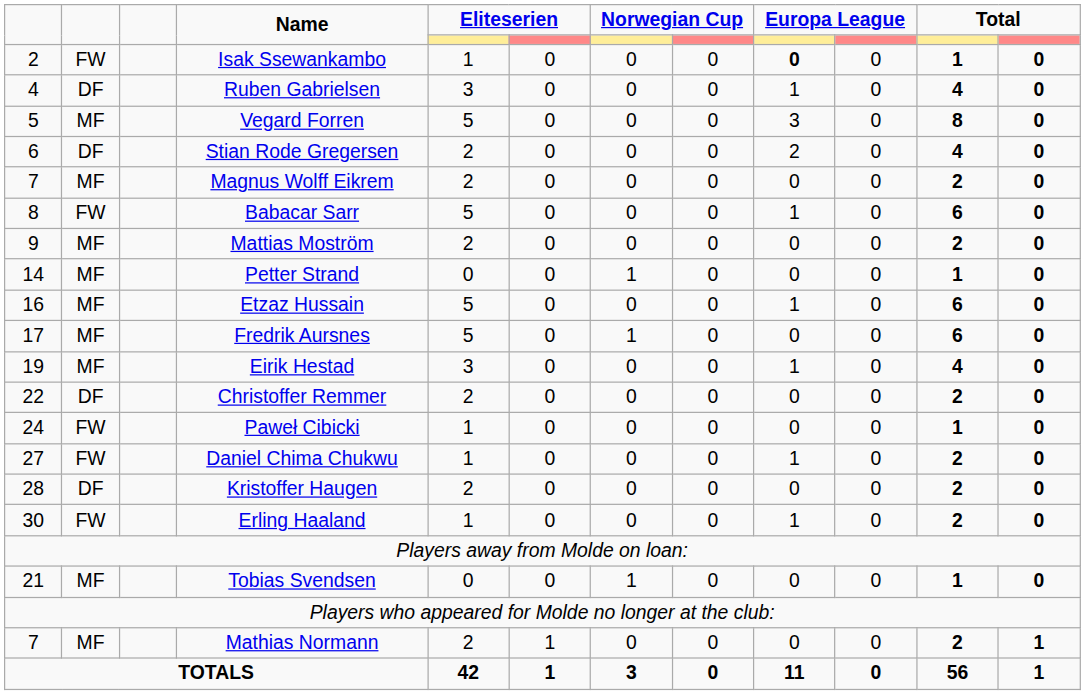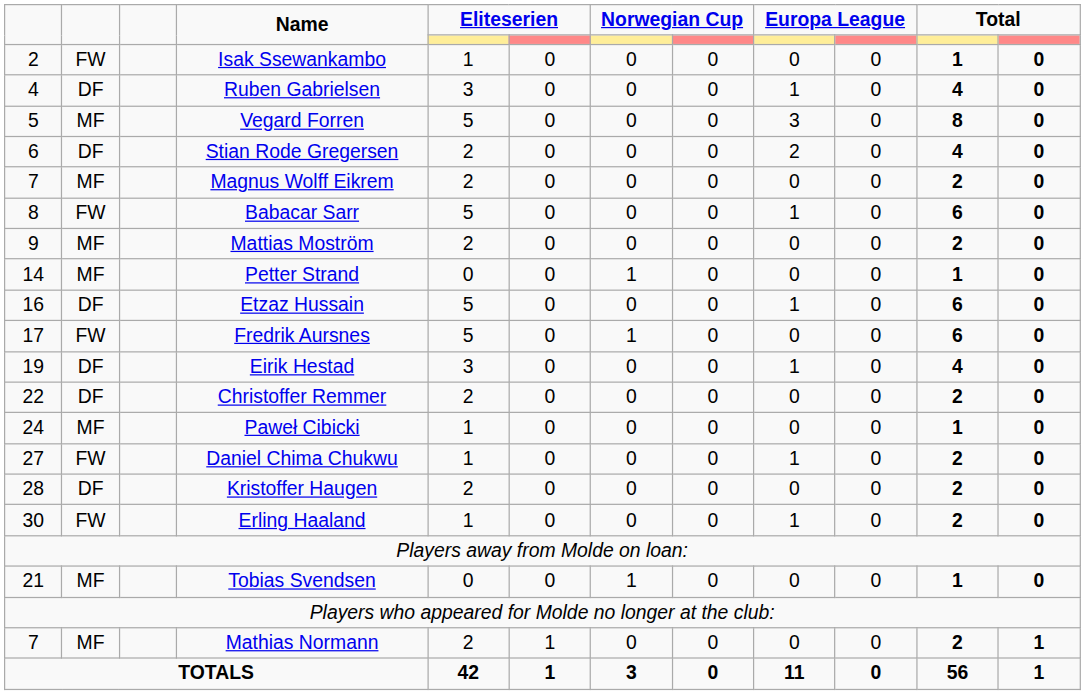(794, 59) bold -> (794, 59) normal
(91, 305) MF -> (91, 305) DF
(91, 335) MF -> (91, 335) FW
(91, 366) MF -> (91, 366) DF
(91, 427) FW -> (91, 427) MF
